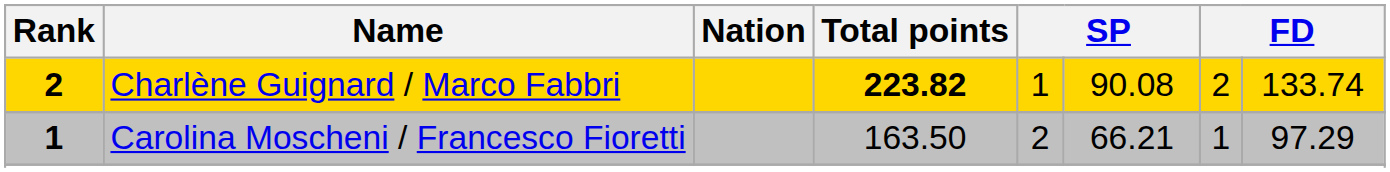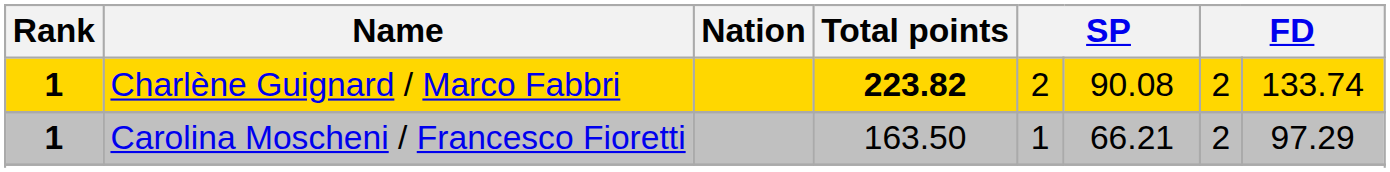(54, 84) 2 -> (54, 84) 1
(1040, 84) 1 -> (1040, 84) 2
(1040, 137) 2 -> (1040, 137) 1
(1221, 137) 1 -> (1221, 137) 2
